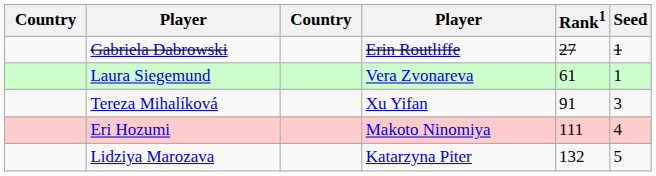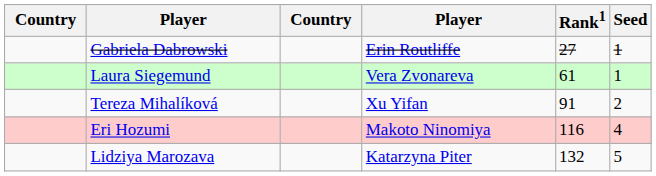(618, 103) 3 -> (618, 103) 2
(571, 130) 111 -> (572, 130) 116
